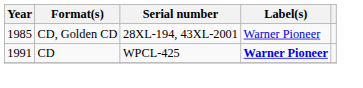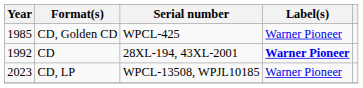(180, 33) 28XL-194, 43XL-2001 -> (151, 33) WPCL-425
(20, 53) 1991 -> (20, 53) 1992
(151, 53) WPCL-425 -> (180, 53) 28XL-194, 43XL-2001
+ row: (56, 72)
